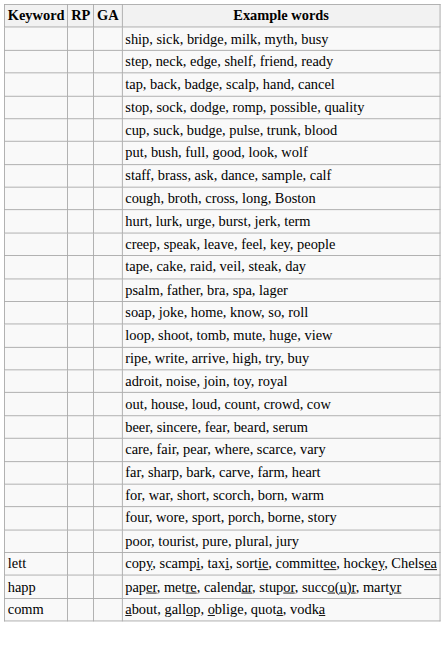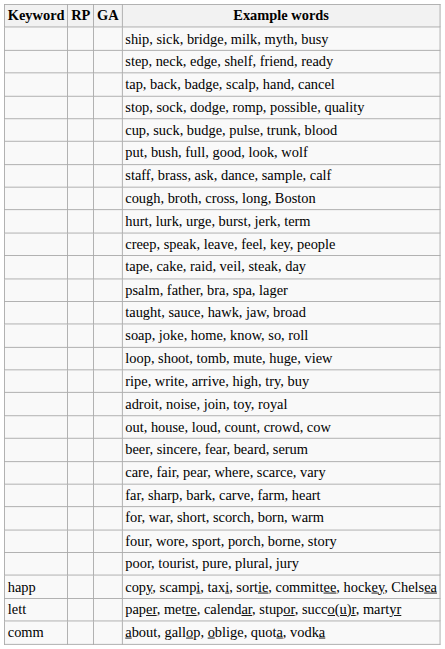+ row: (216, 312)
(17, 564) lett -> (22, 586) happ
(22, 586) happ -> (17, 609) lett
